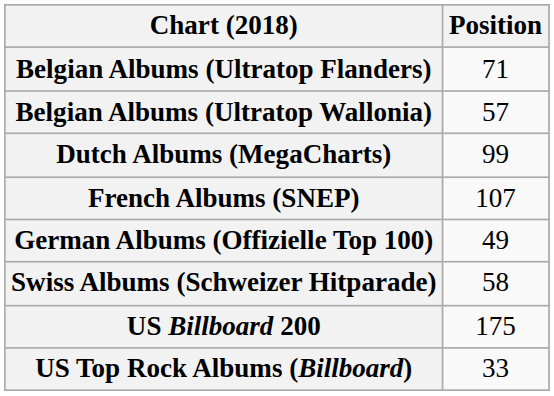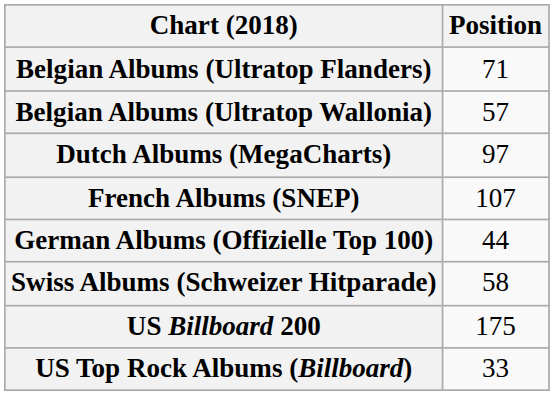(496, 154) 99 -> (496, 154) 97
(496, 240) 49 -> (496, 240) 44
